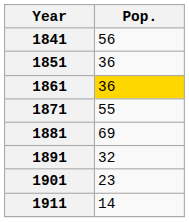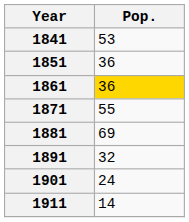(107, 40) 56 -> (107, 40) 53
(107, 181) 23 -> (107, 181) 24
